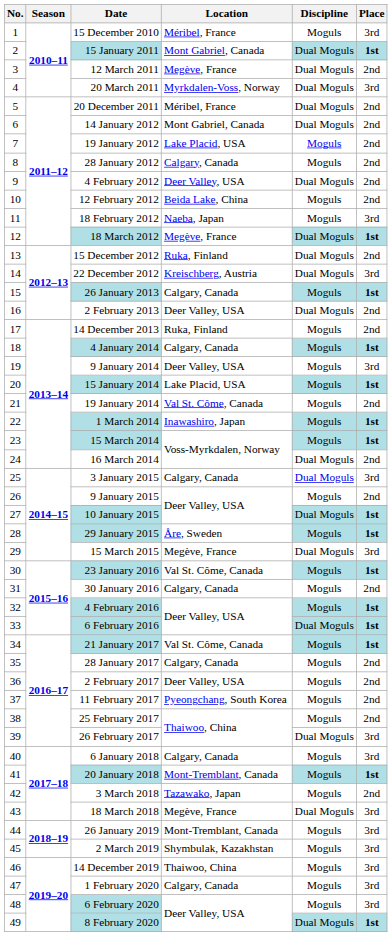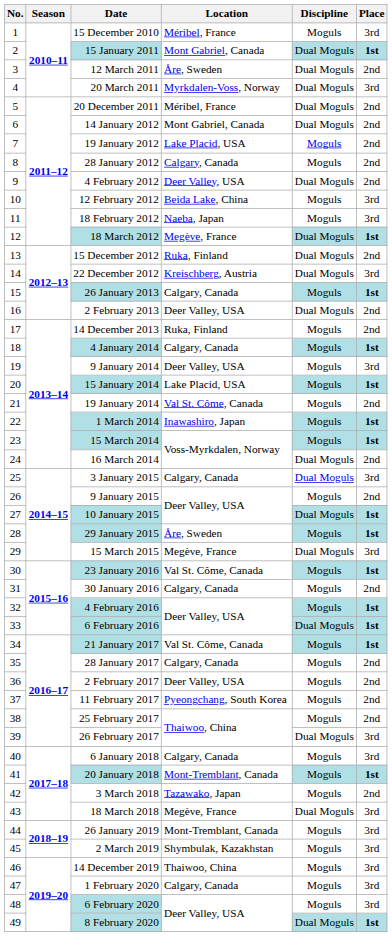(200, 69) Megève, France -> (193, 69) Åre, Sweden
(372, 199) 2nd -> (372, 199) 3rd
